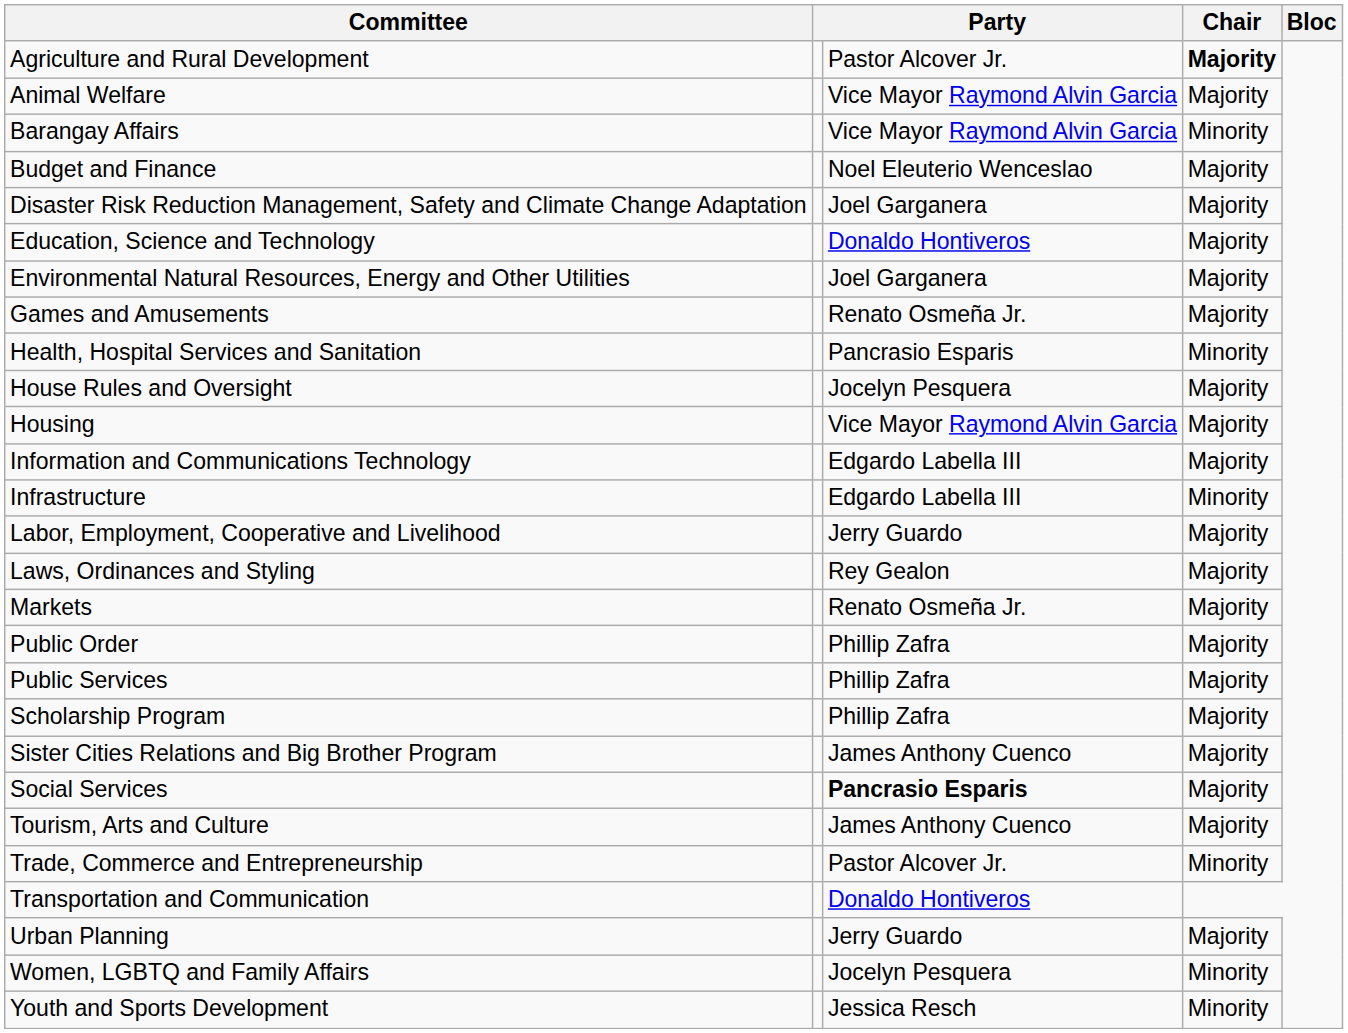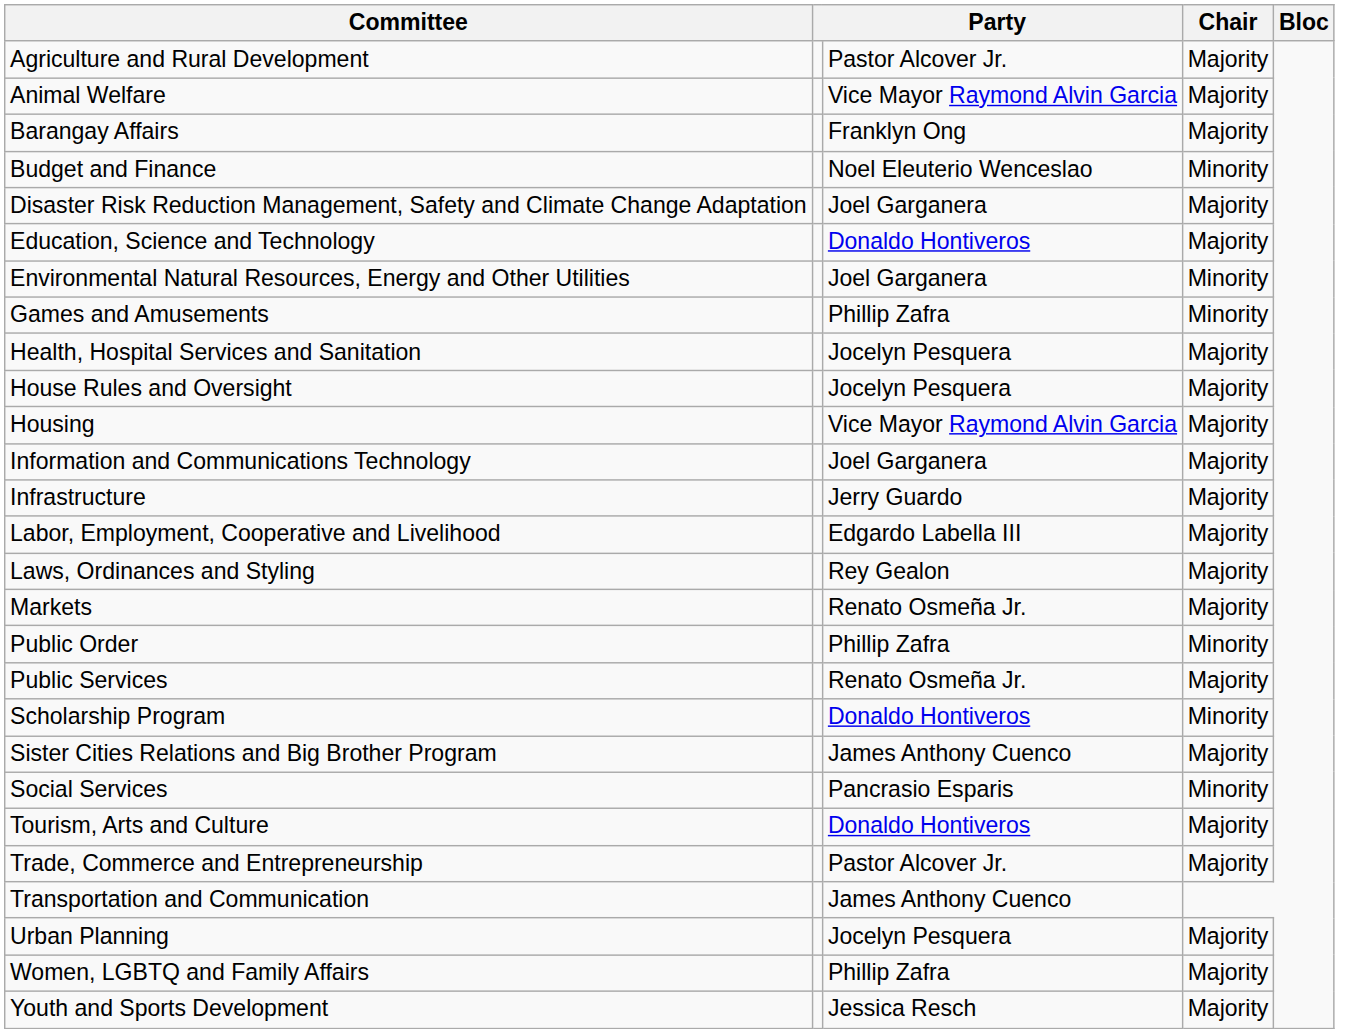(1232, 59) bold -> (1228, 59) normal
(1002, 132) Vice Mayor Raymond Alvin Garcia -> (897, 132) Franklyn Ong
(1228, 132) Minority -> (1228, 132) Majority
(1228, 168) Majority -> (1228, 168) Minority
(1228, 278) Majority -> (1228, 278) Minority
(927, 315) Renato Osmeña Jr. -> (889, 315) Phillip Zafra
(1228, 315) Majority -> (1228, 315) Minority
(921, 351) Pancrasio Esparis -> (919, 351) Jocelyn Pesquera
(1228, 351) Minority -> (1228, 351) Majority
(925, 461) Edgardo Labella III -> (907, 461) Joel Garganera
(925, 497) Edgardo Labella III -> (895, 497) Jerry Guardo
(1228, 497) Minority -> (1228, 497) Majority
(895, 534) Jerry Guardo -> (925, 534) Edgardo Labella III
(1228, 643) Majority -> (1228, 643) Minority
(889, 680) Phillip Zafra -> (927, 680) Renato Osmeña Jr.
(889, 717) Phillip Zafra -> (929, 717) Donaldo Hontiveros
(1228, 717) Majority -> (1228, 717) Minority
(928, 790) bold -> (921, 790) normal
(1228, 790) Majority -> (1228, 790) Minority
(950, 826) James Anthony Cuenco -> (929, 826) Donaldo Hontiveros
(1228, 863) Minority -> (1228, 863) Majority
(929, 899) Donaldo Hontiveros -> (950, 899) James Anthony Cuenco
(895, 936) Jerry Guardo -> (919, 936) Jocelyn Pesquera
(919, 972) Jocelyn Pesquera -> (889, 972) Phillip Zafra
(1228, 972) Minority -> (1228, 972) Majority
(1228, 1009) Minority -> (1228, 1009) Majority
